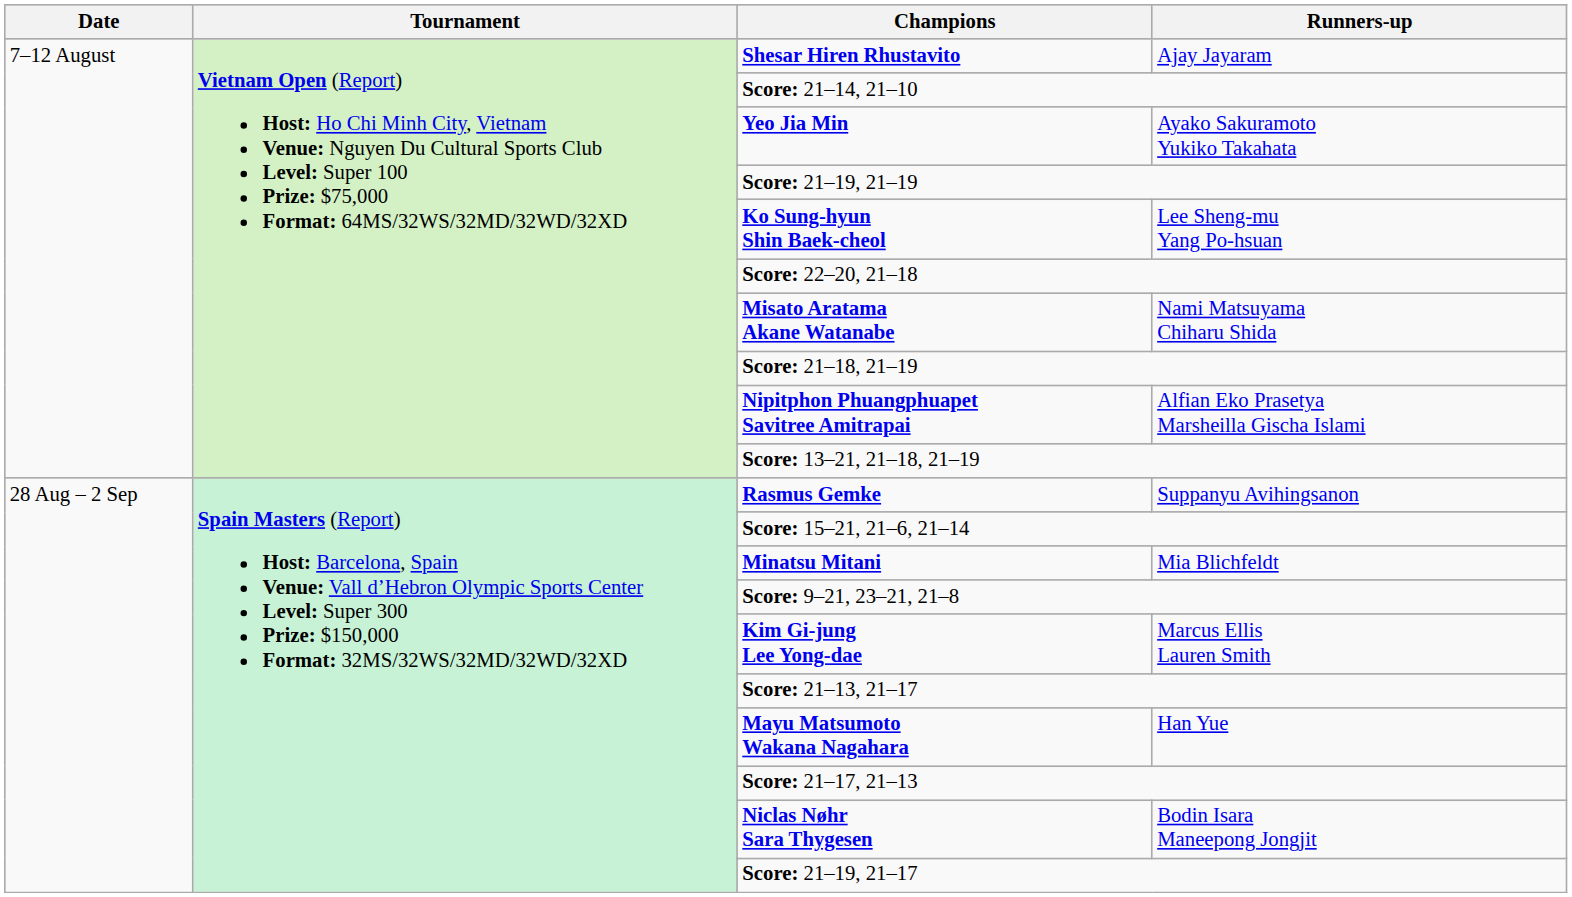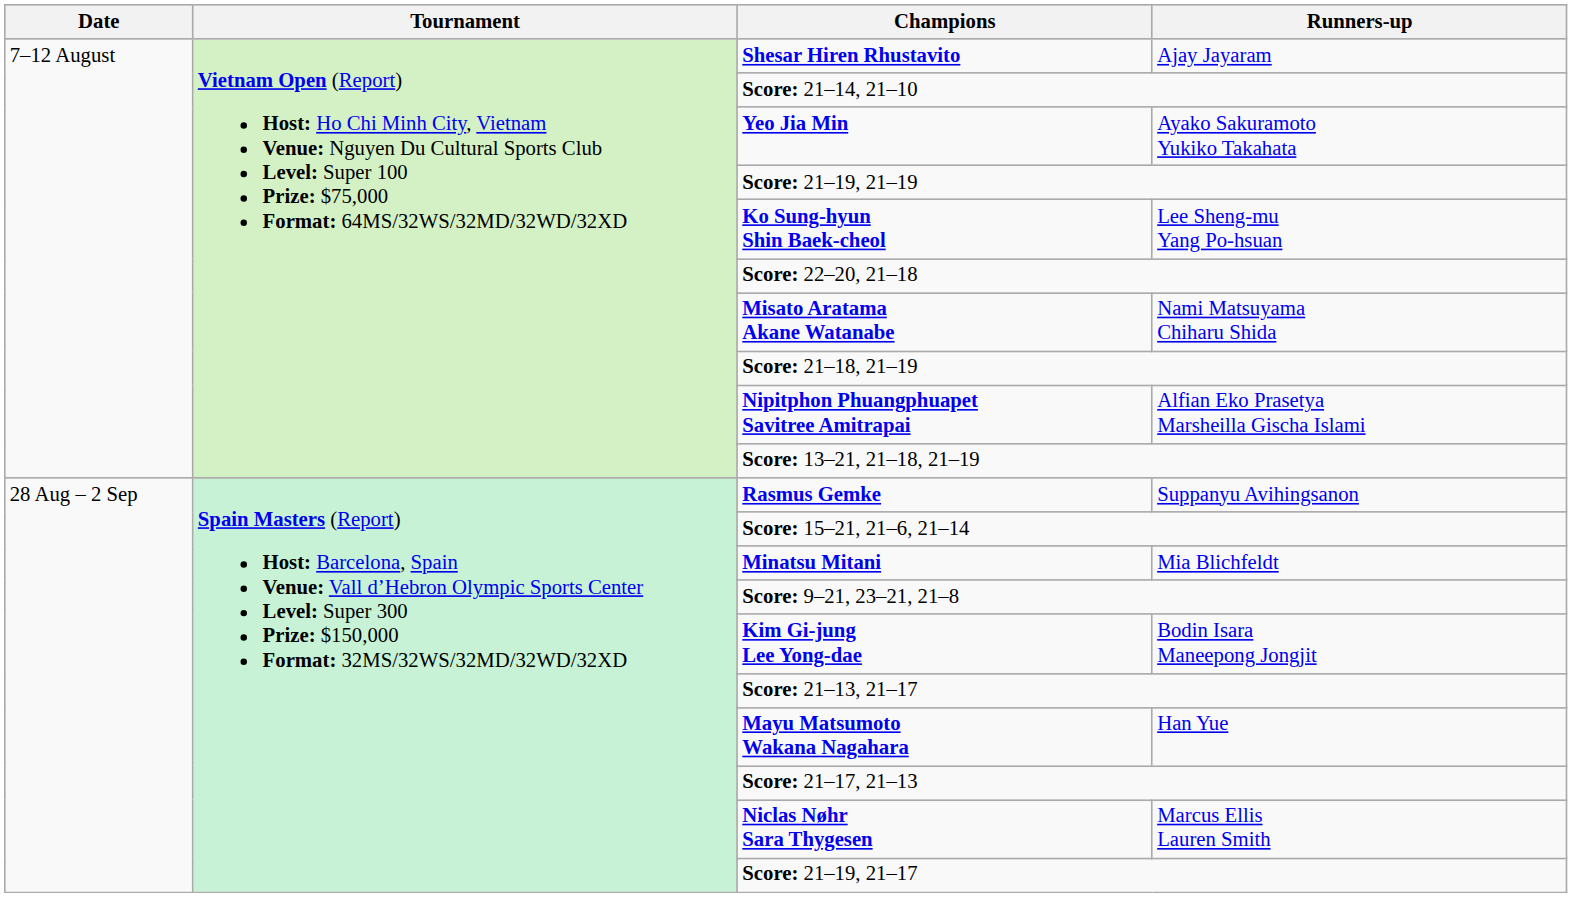(1214, 643) Marcus Ellis Lauren Smith -> (1237, 643) Bodin Isara Maneepong Jongjit
(1237, 828) Bodin Isara Maneepong Jongjit -> (1214, 828) Marcus Ellis Lauren Smith
